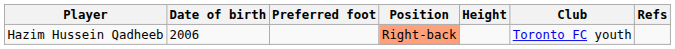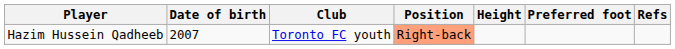columns swapped: (572, 15) <-> (324, 15)
(184, 35) 2006 -> (184, 35) 2007
